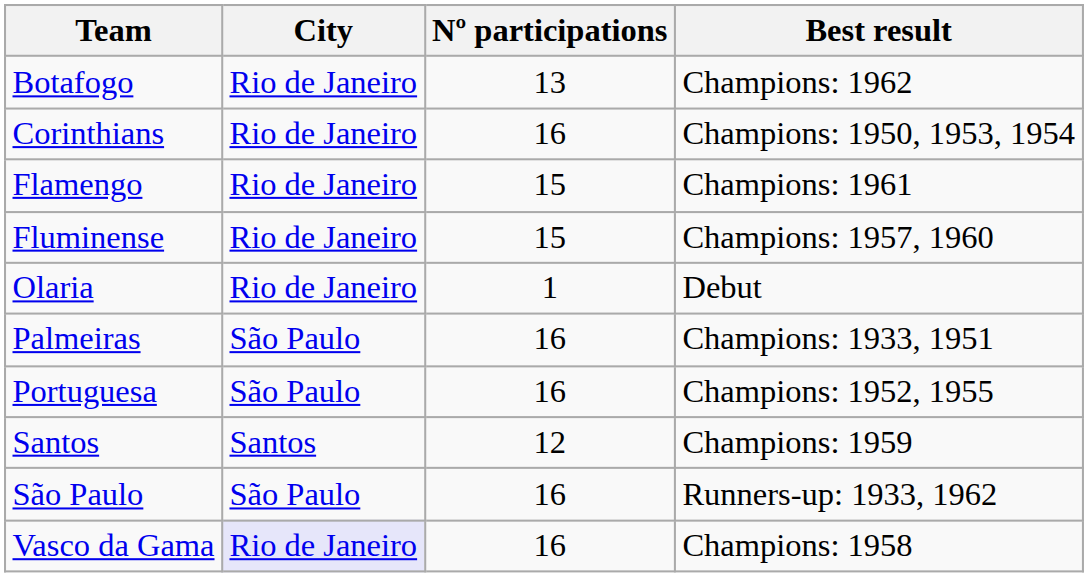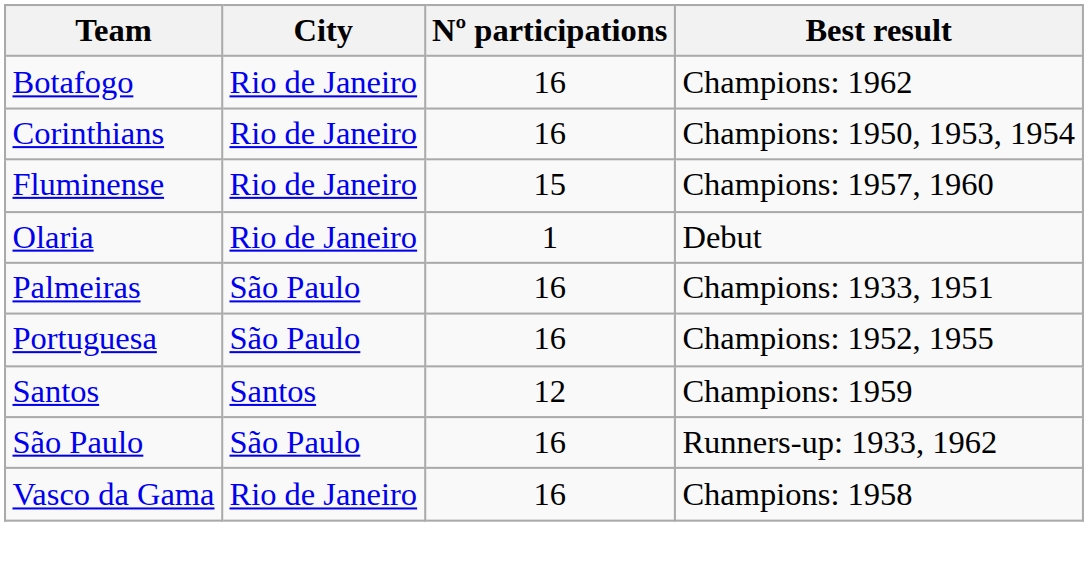(550, 81) 13 -> (550, 81) 16
- row: (77, 184)
(323, 545) lavender background -> (323, 493) no background
